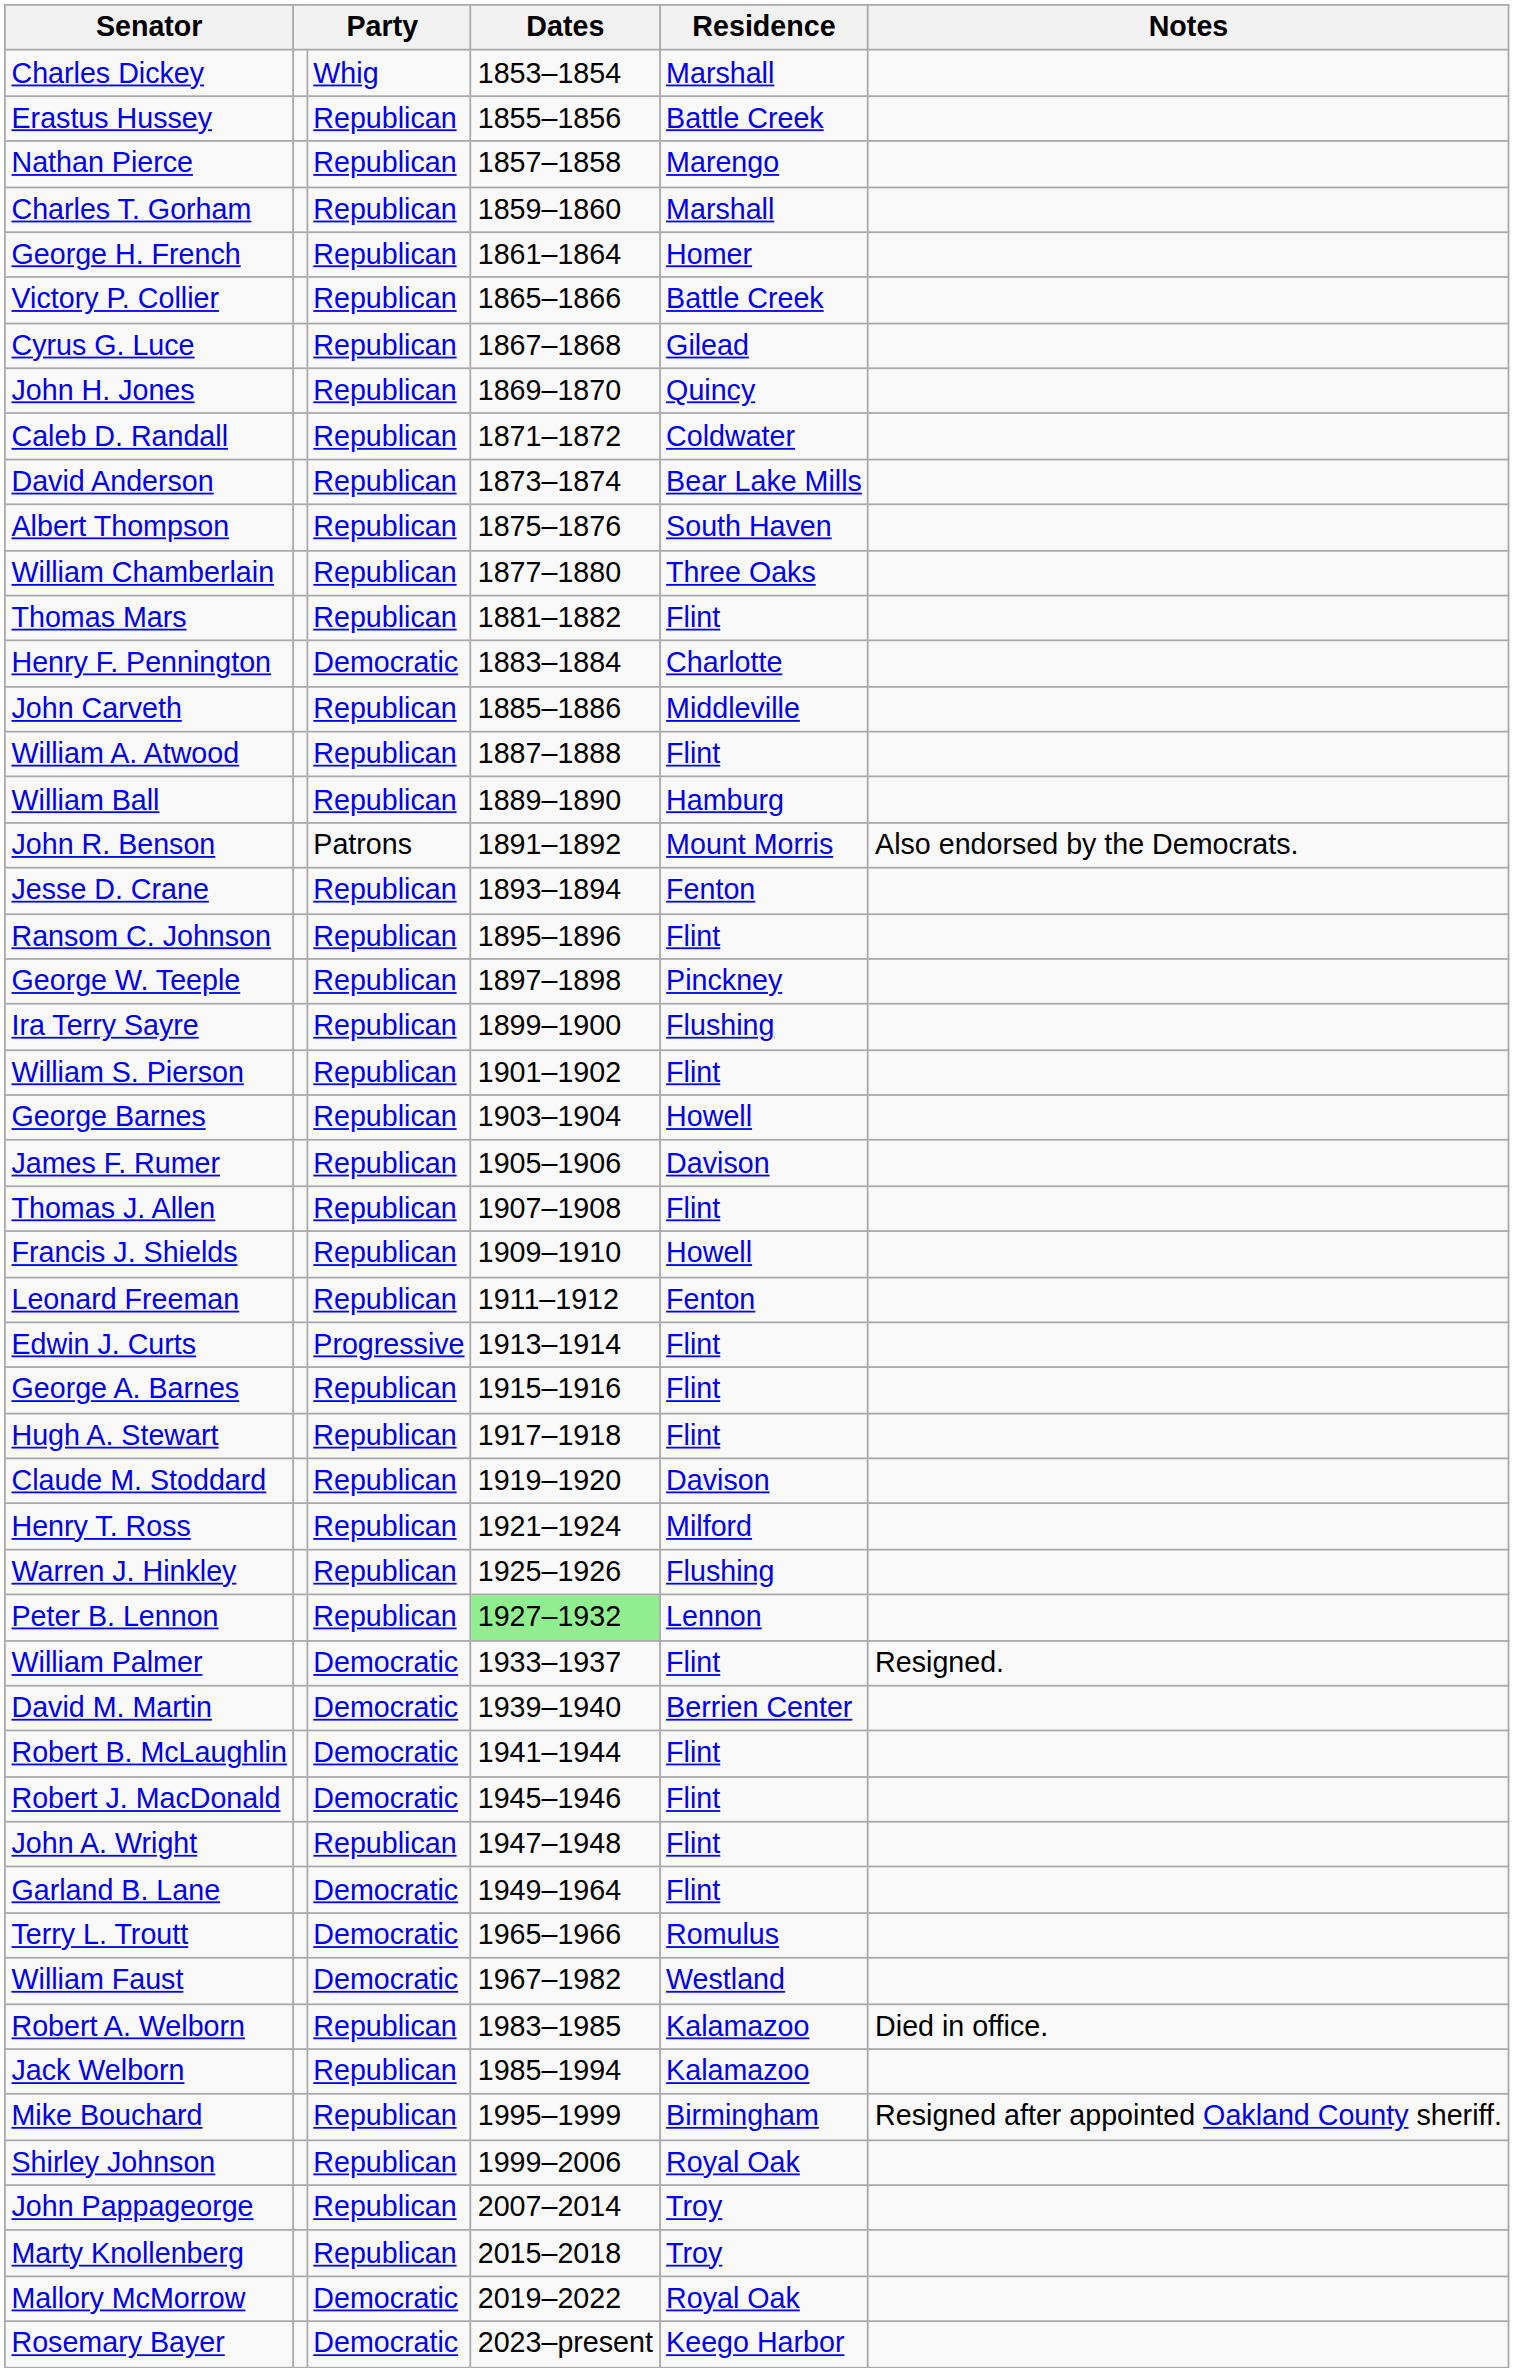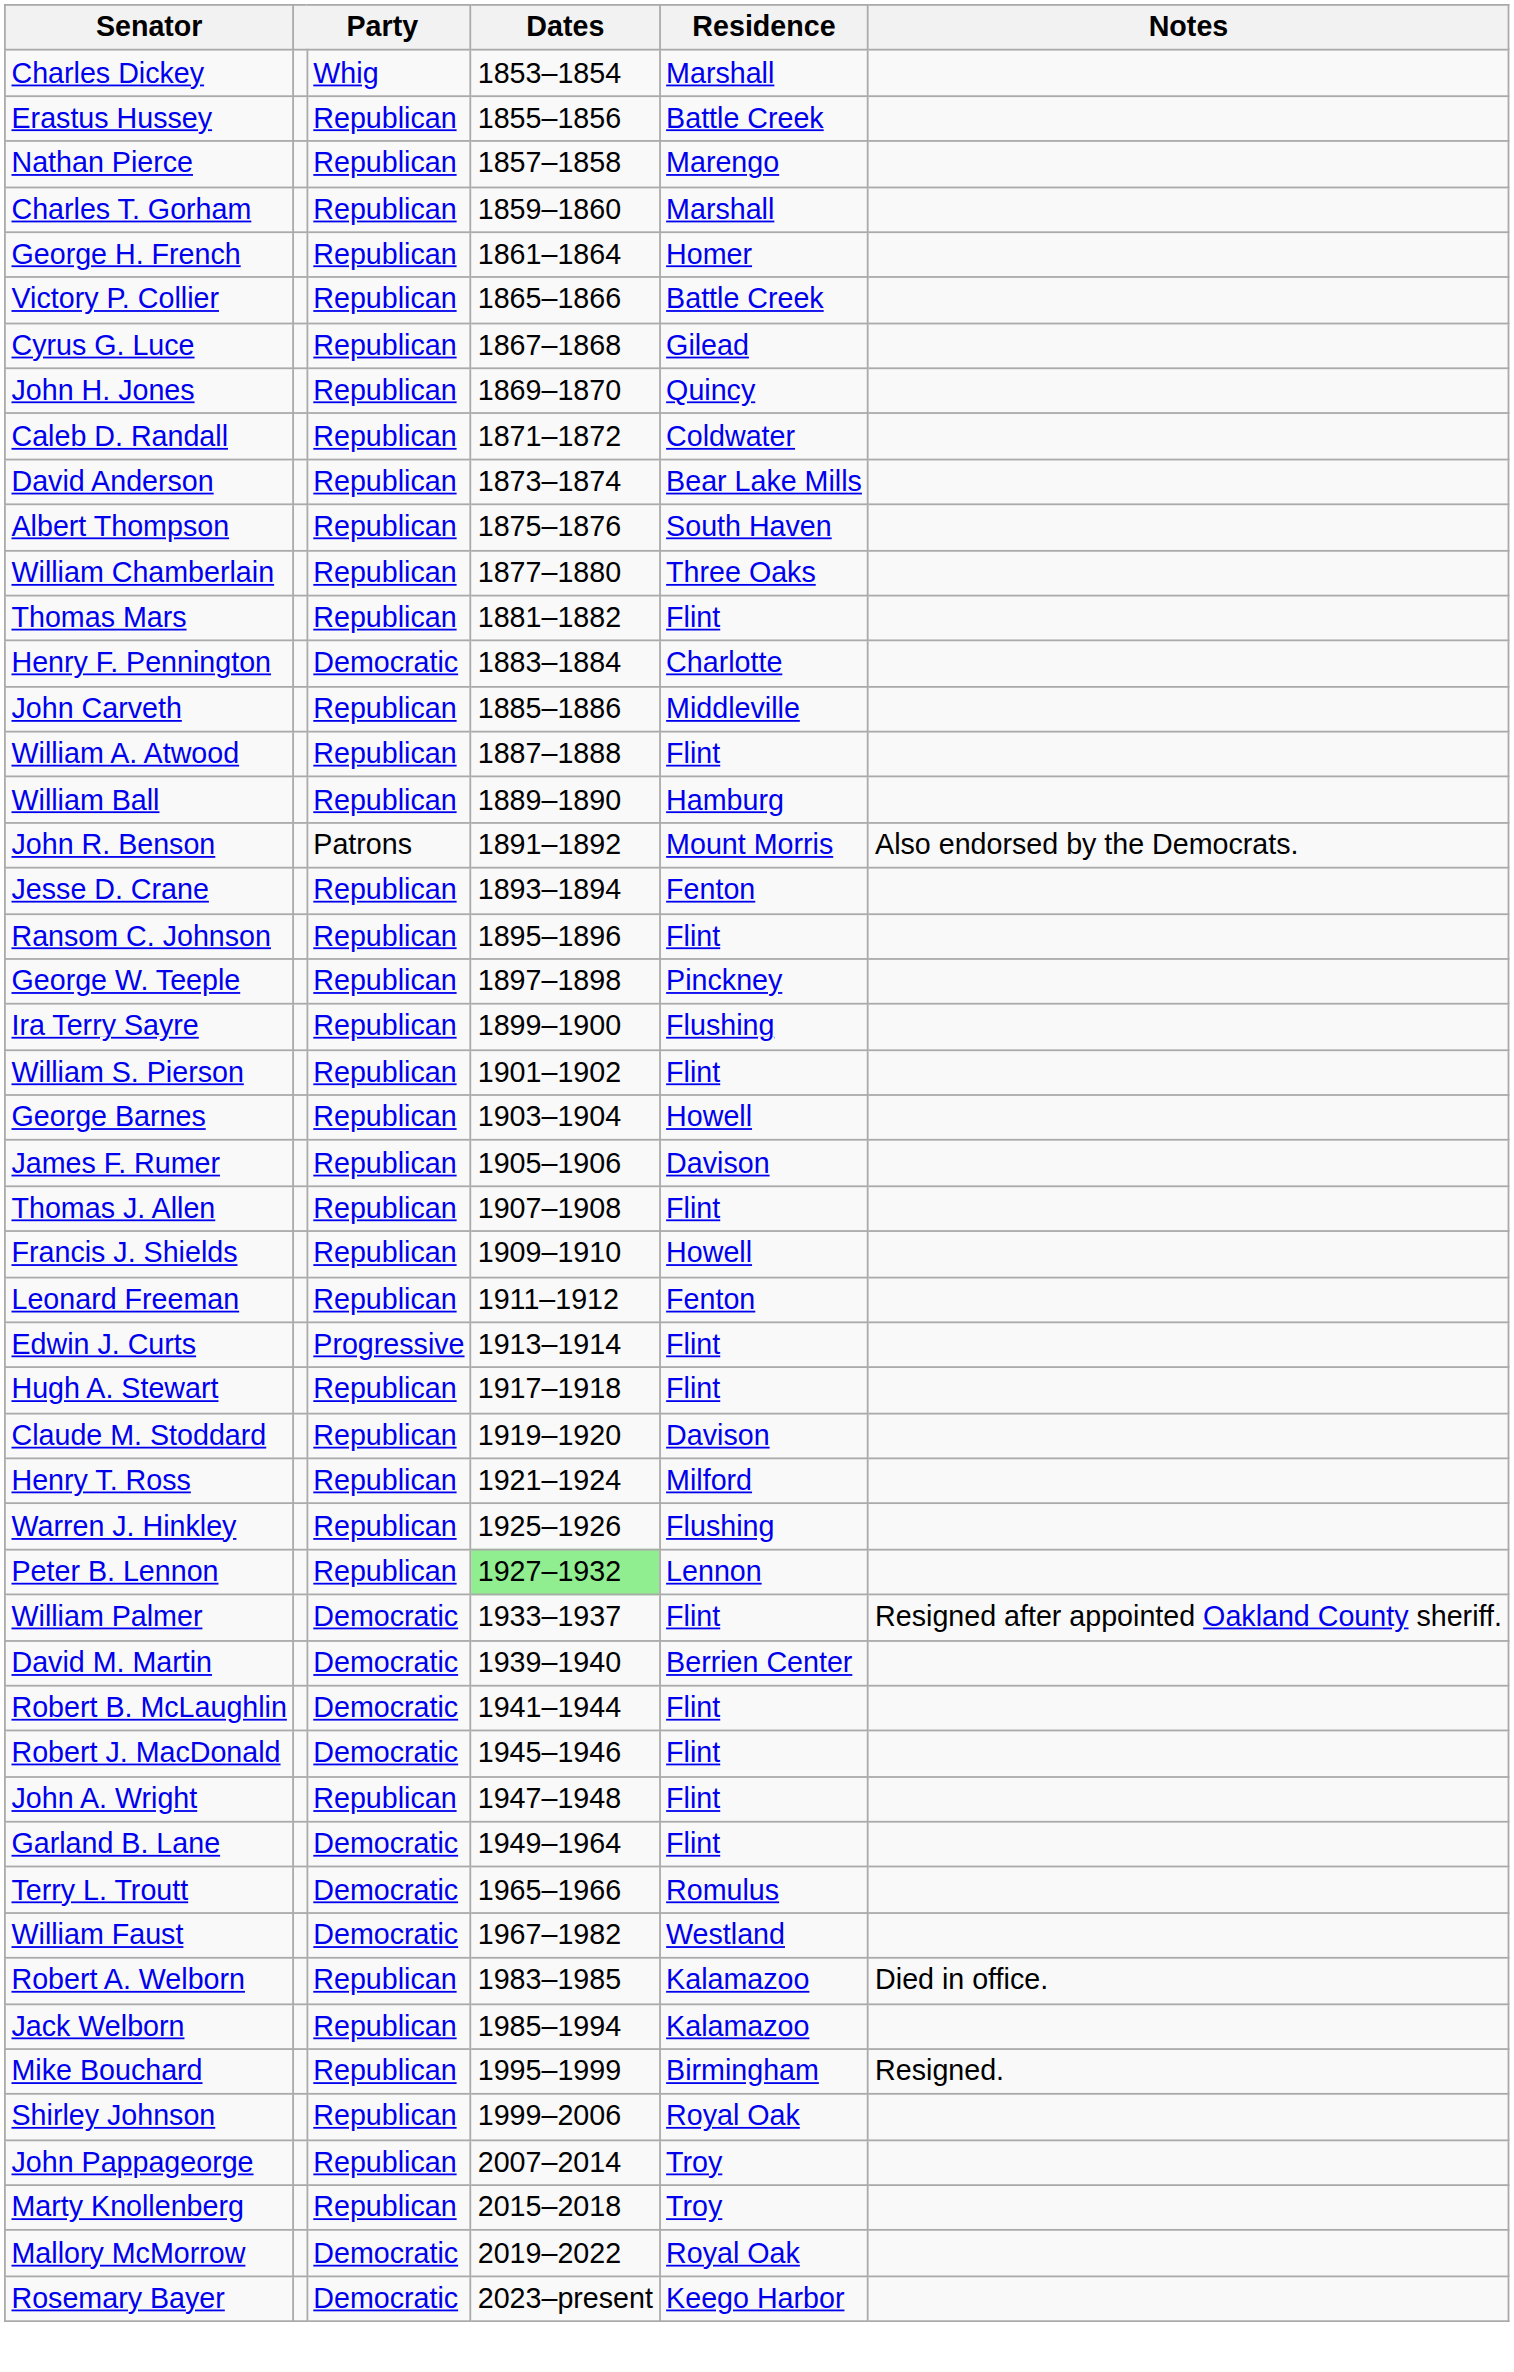- row: (125, 1389)
(940, 1662) Resigned. -> (1188, 1616) Resigned after appointed Oakland County sheriff.
(1188, 2116) Resigned after appointed Oakland County sheriff. -> (940, 2071) Resigned.
